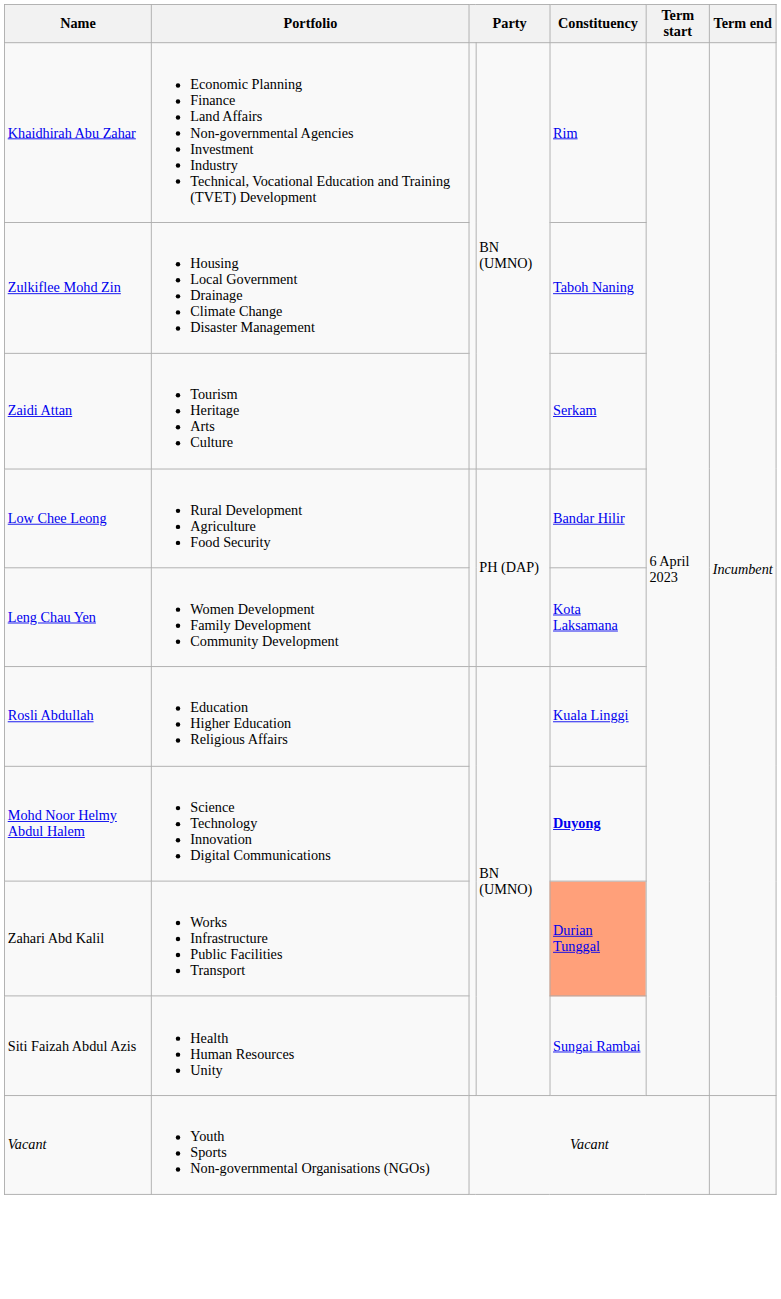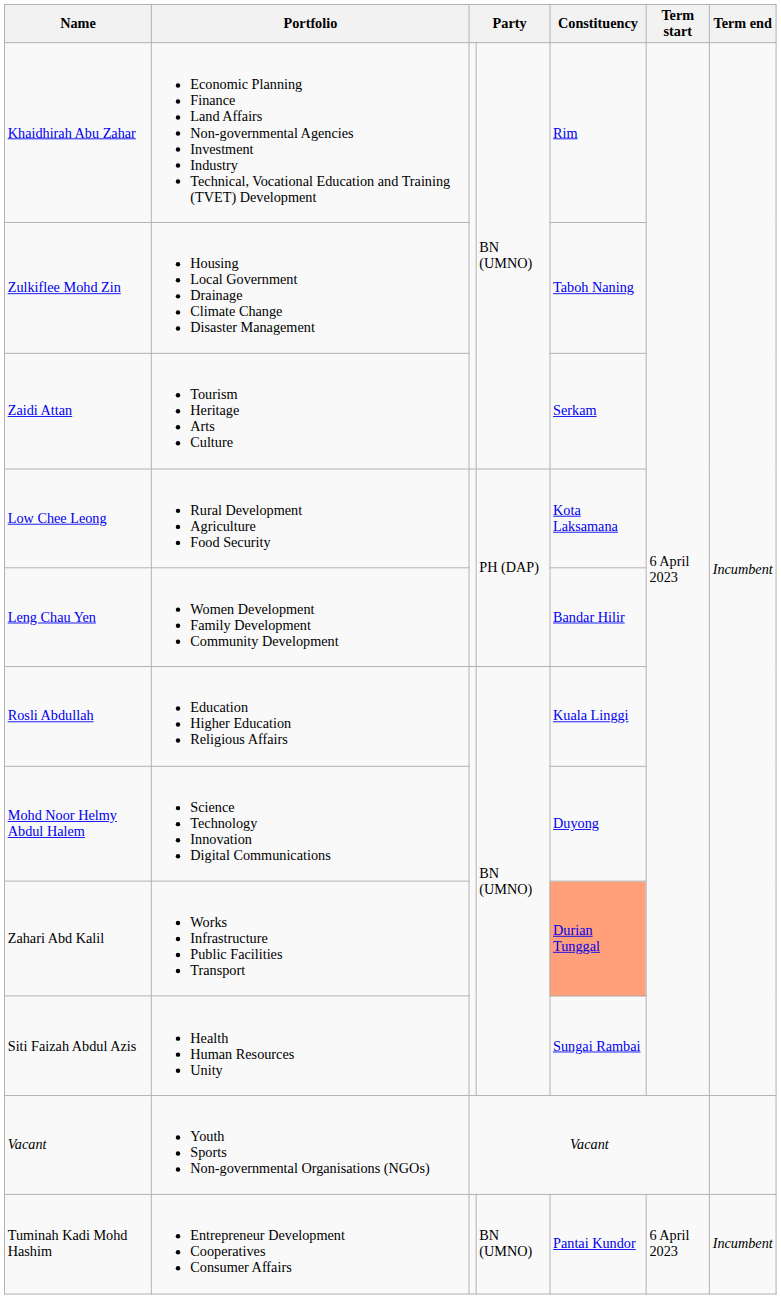(589, 518) Bandar Hilir -> (585, 518) Kota Laksamana
(585, 617) Kota Laksamana -> (589, 617) Bandar Hilir
(577, 823) bold -> (576, 823) normal
+ row: (68, 1244)
